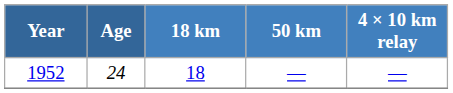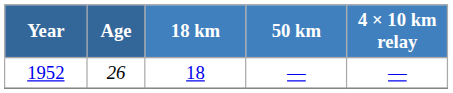(116, 73) 24 -> (116, 73) 26
